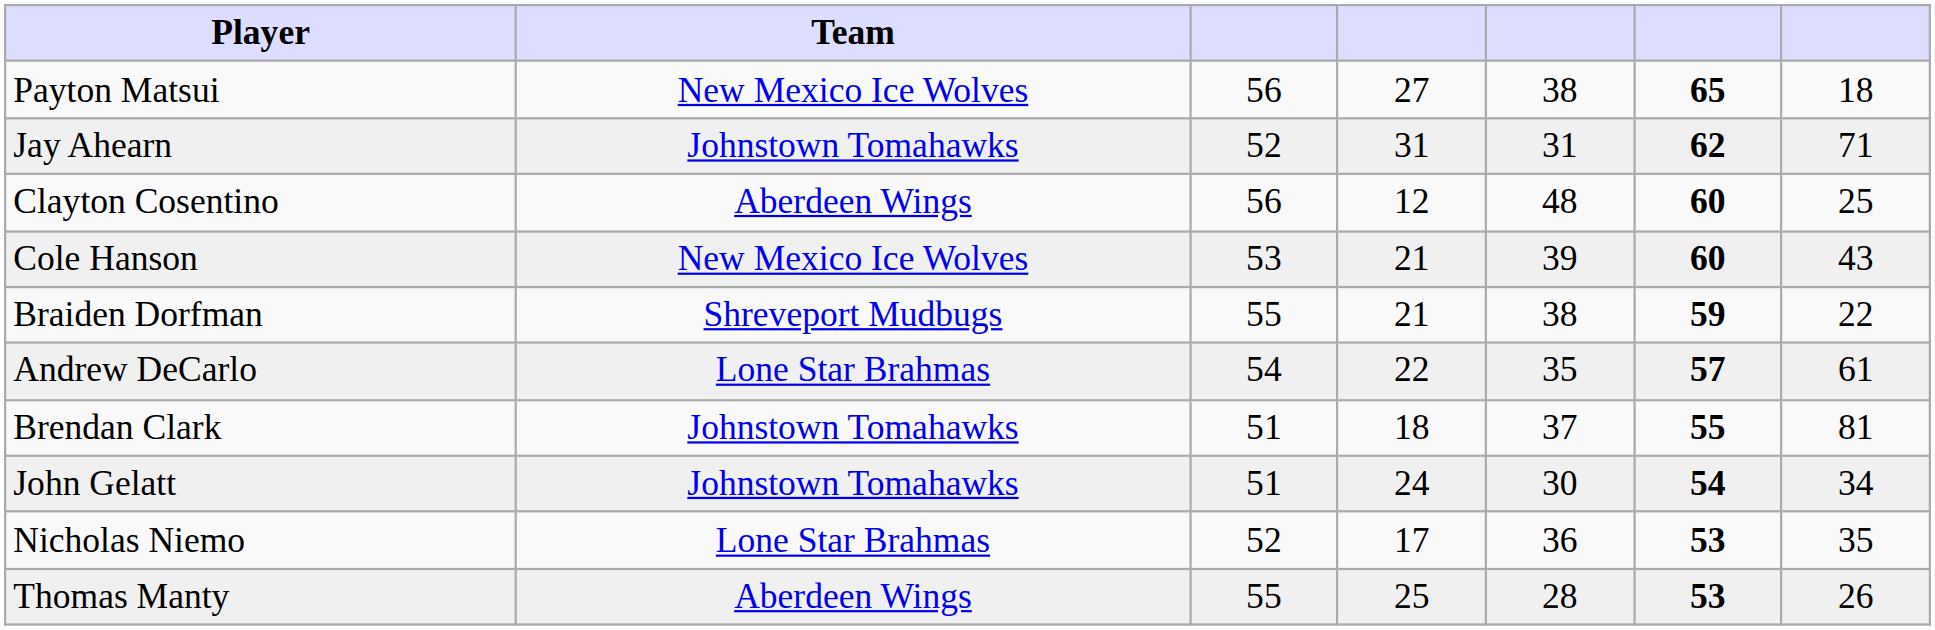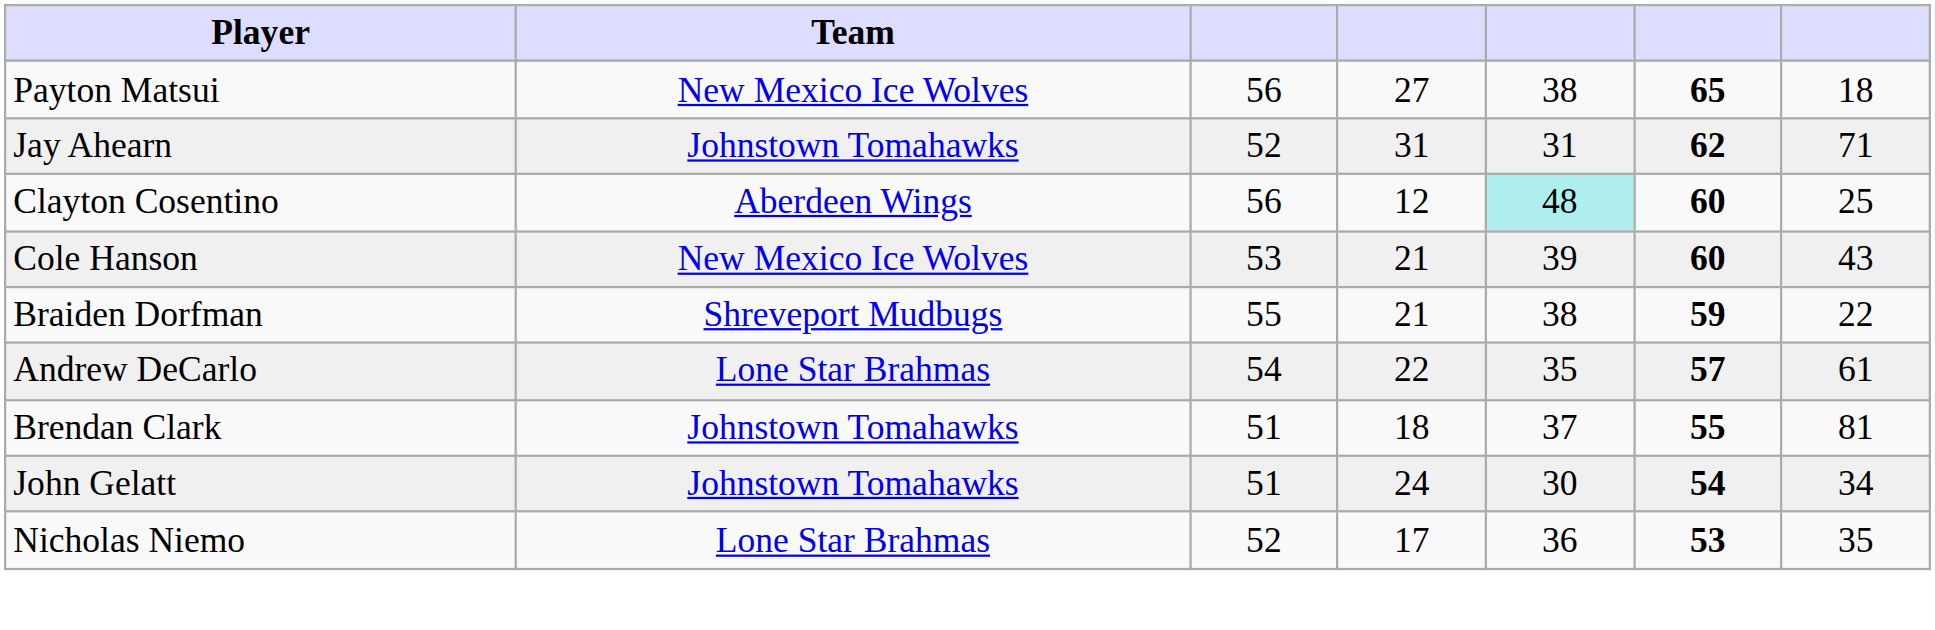(1560, 201) no background -> (1560, 201) paleturquoise background
- row: (121, 595)
